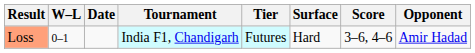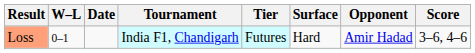columns swapped: (433, 15) <-> (368, 15)
